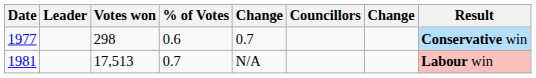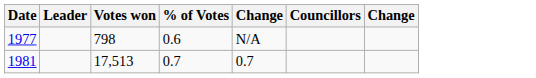- column: (474, 15)
(105, 38) 298 -> (105, 38) 798
(245, 38) 0.7 -> (248, 38) N/A
(248, 61) N/A -> (245, 61) 0.7
